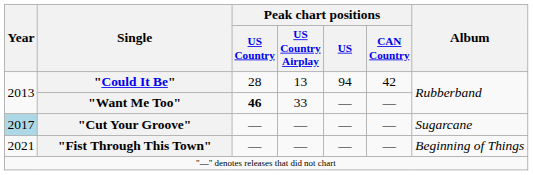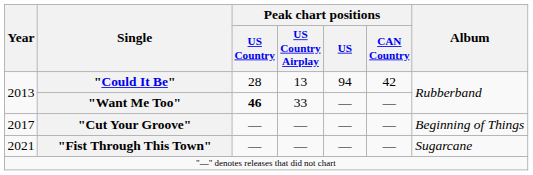(21, 124) lightblue background -> (21, 124) no background
(444, 124) Sugarcane -> (470, 124) Beginning of Things
(470, 146) Beginning of Things -> (444, 146) Sugarcane
